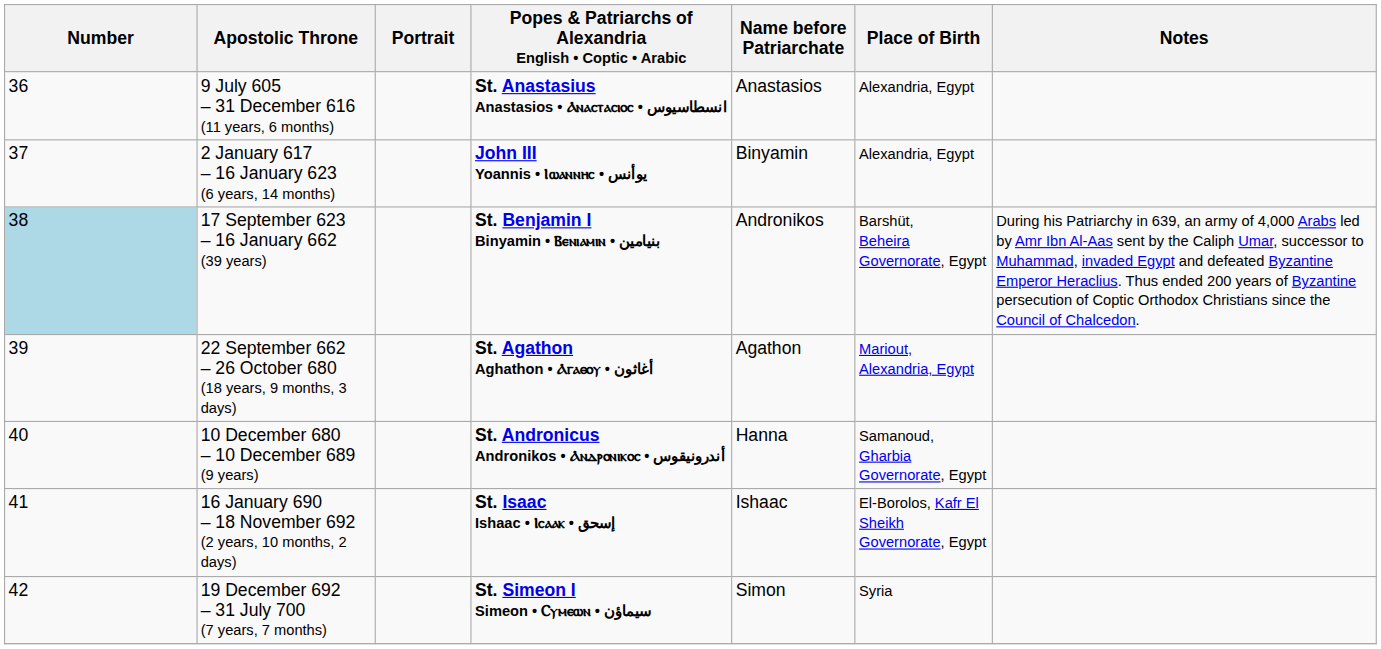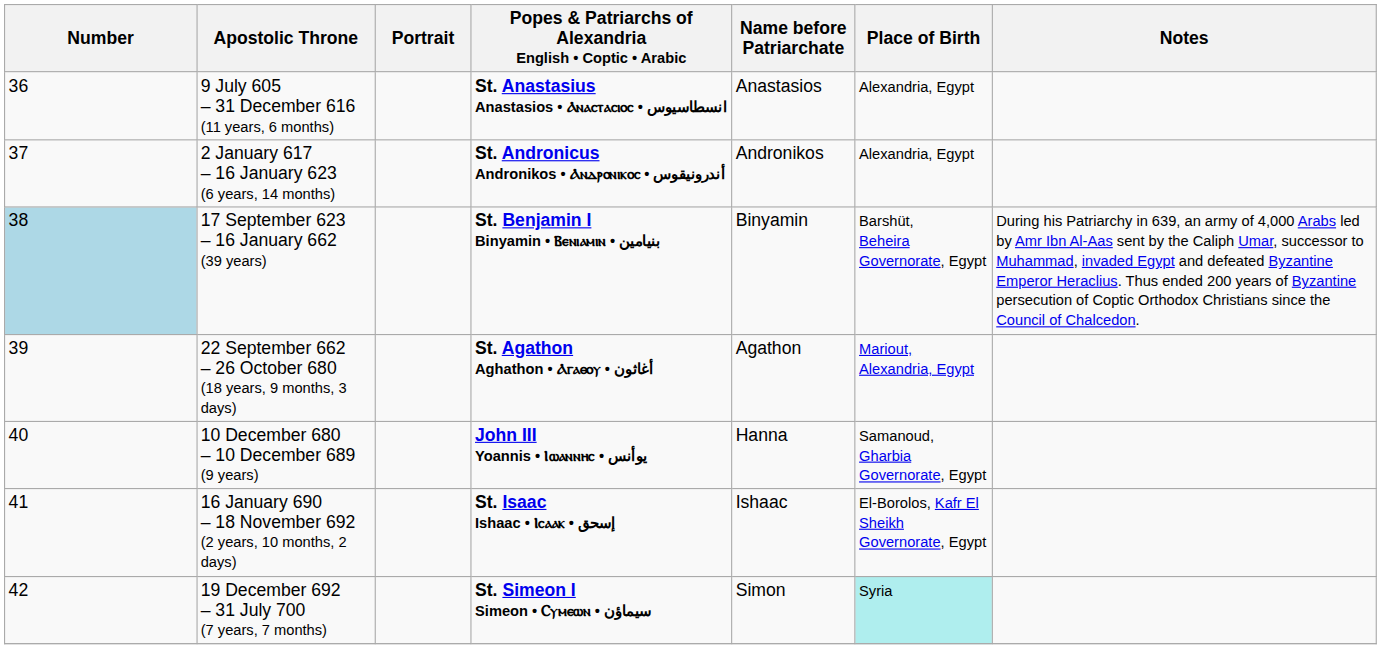(561, 163) John III Yoannis • Ⲓⲱⲁⲛⲛⲏⲥ • يوأنس -> (600, 163) St. Andronicus Andronikos • Ⲁⲛⲇⲣⲟⲛⲓⲕⲟⲥ • أندرونيقوس
(772, 153) Binyamin -> (780, 153) Andronikos
(780, 220) Andronikos -> (772, 220) Binyamin
(600, 445) St. Andronicus Andronikos • Ⲁⲛⲇⲣⲟⲛⲓⲕⲟⲥ • أندرونيقوس -> (561, 445) John III Yoannis • Ⲓⲱⲁⲛⲛⲏⲥ • يوأنس
(876, 591) no background -> (876, 591) paleturquoise background
